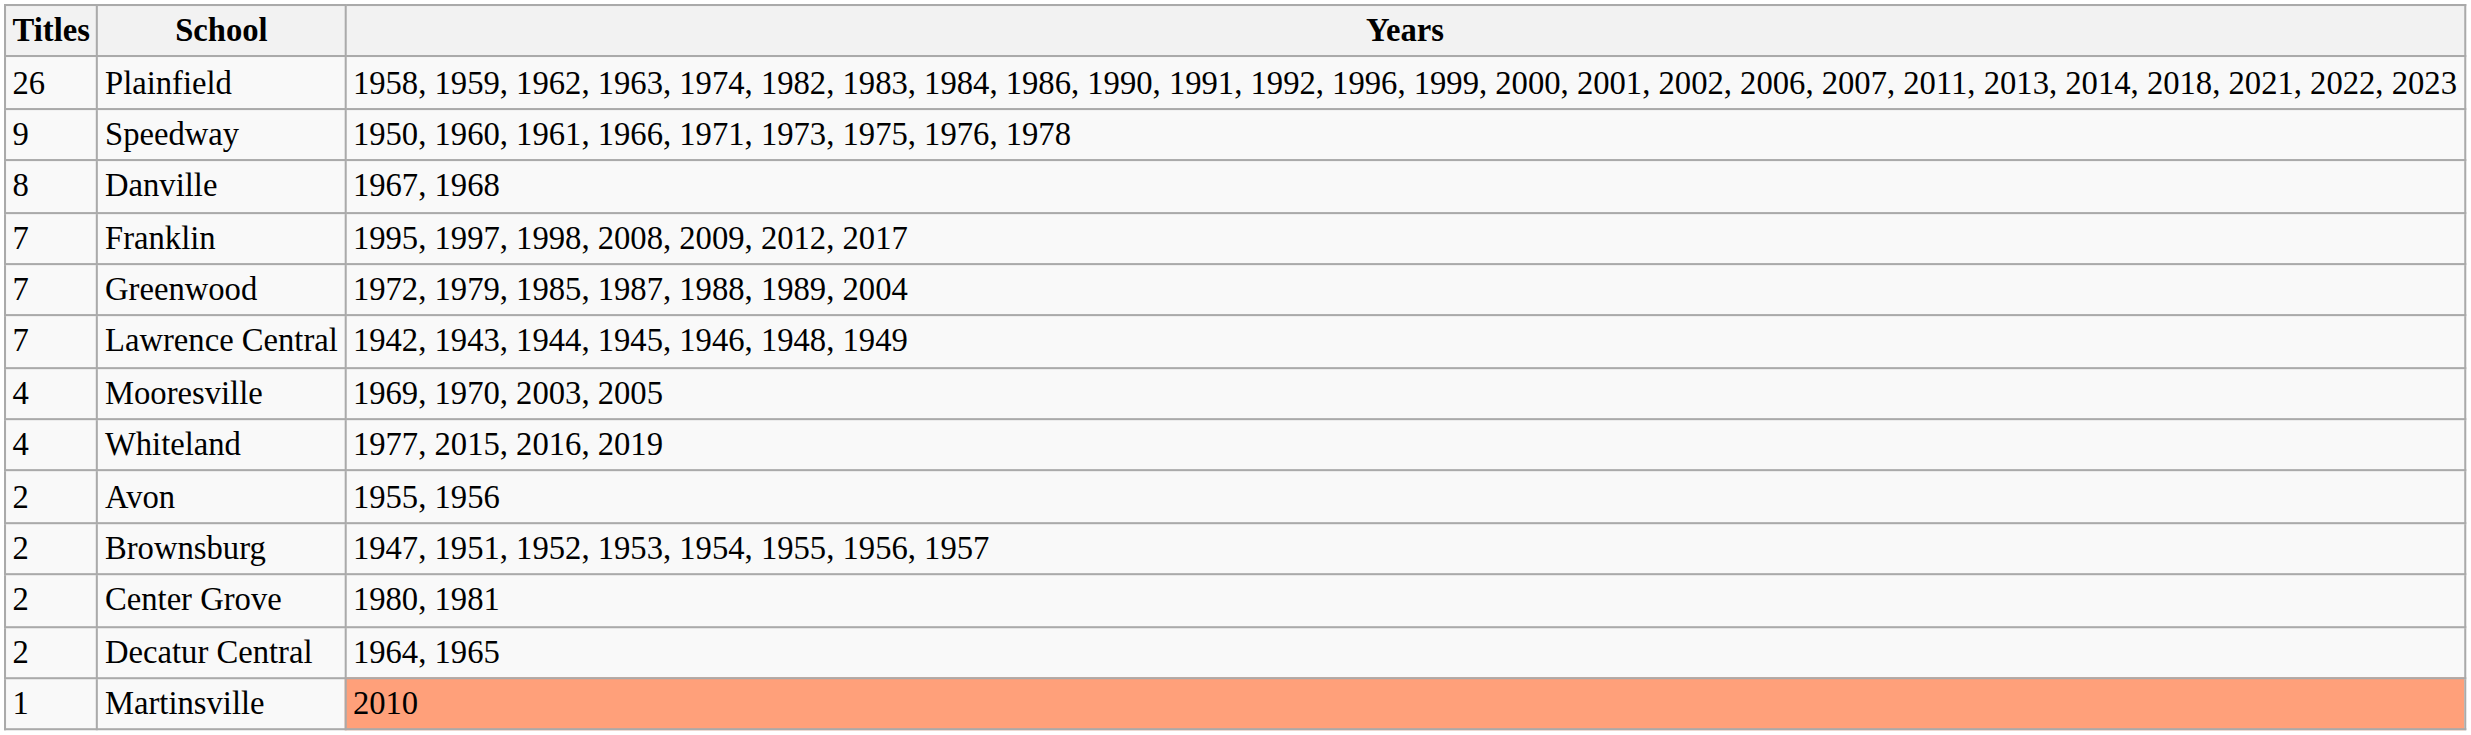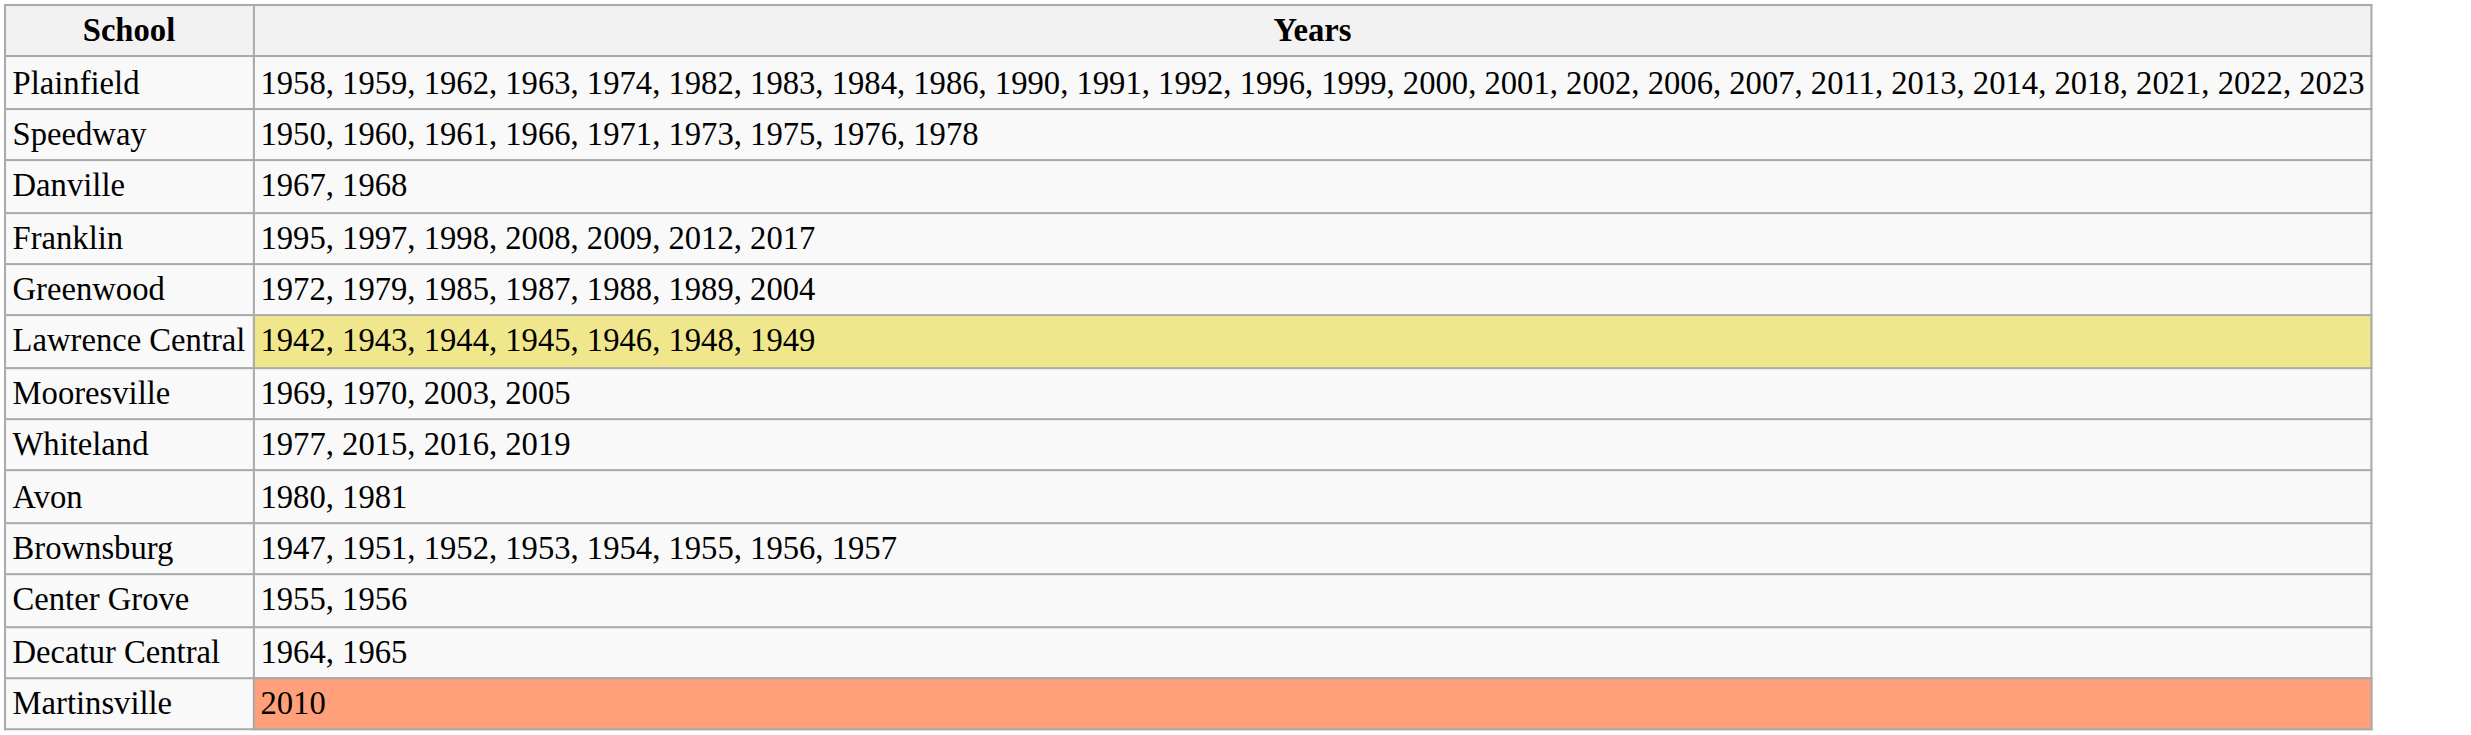- column: (51, 30)
(630, 340) no background -> (538, 340) khaki background
(426, 496) 1955, 1956 -> (334, 496) 1980, 1981
(426, 599) 1980, 1981 -> (334, 599) 1955, 1956
